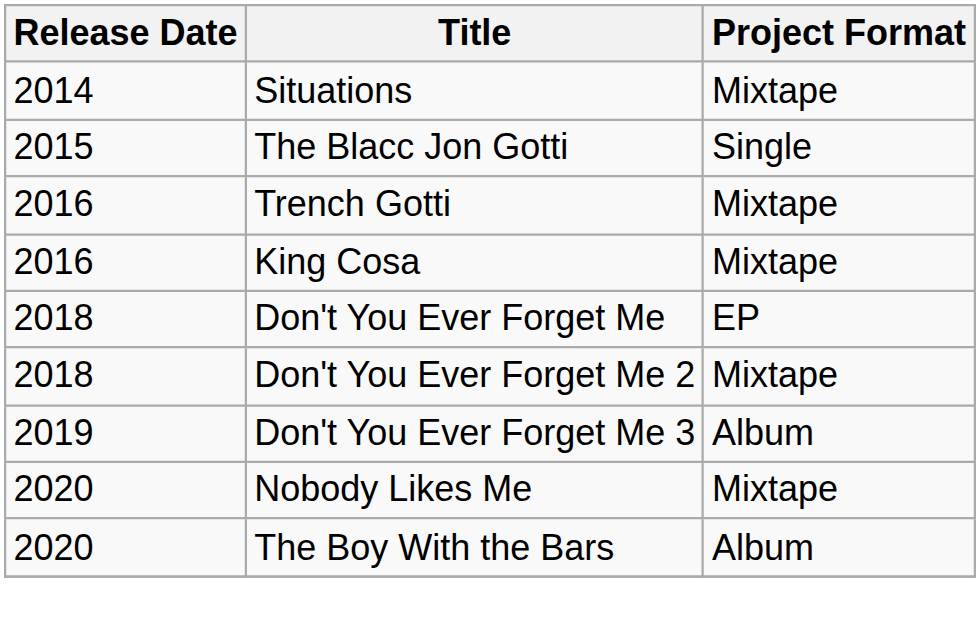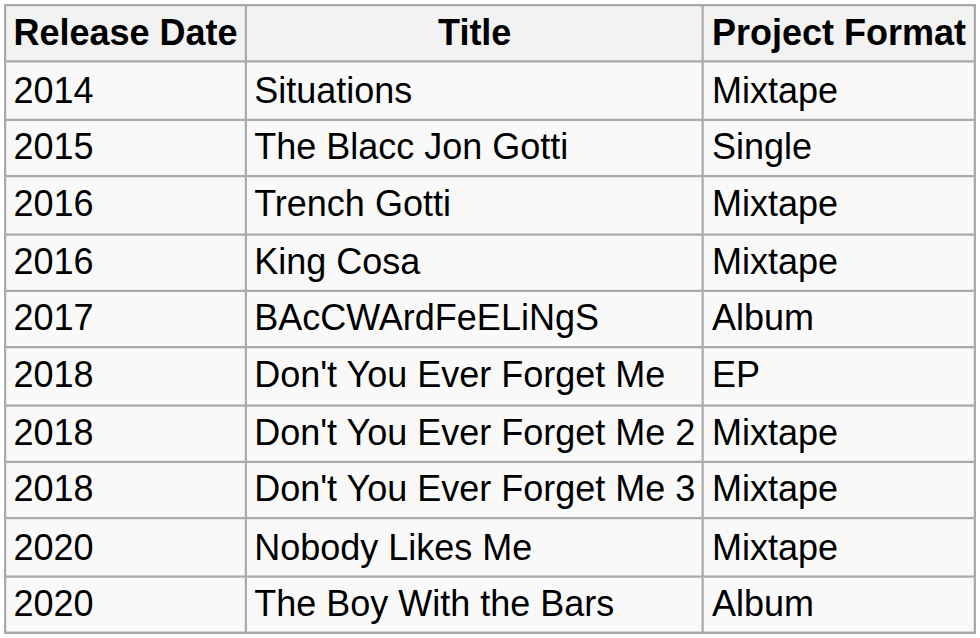+ row: (427, 318)
(53, 432) 2019 -> (53, 489) 2018
(763, 432) Album -> (775, 489) Mixtape
